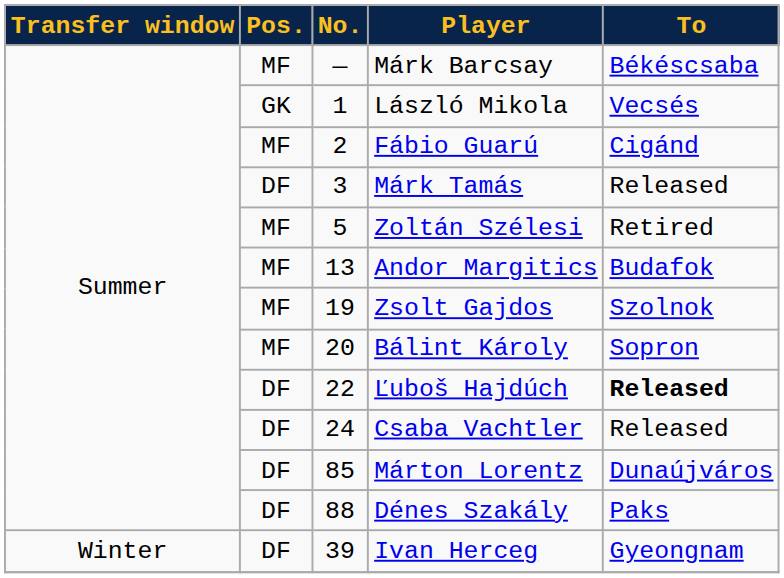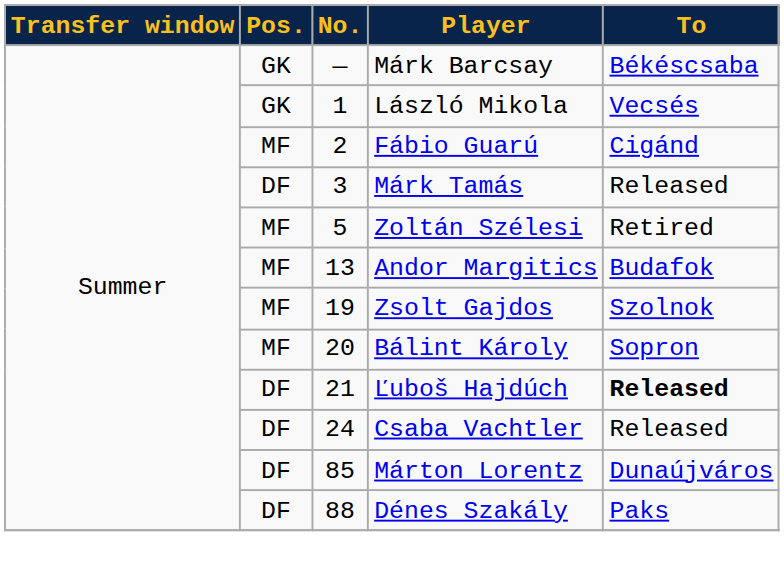(276, 66) MF -> (276, 66) GK
(340, 389) 22 -> (340, 389) 21
- row: (456, 551)
